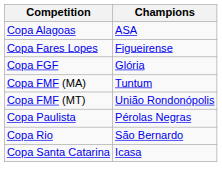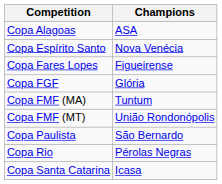+ row: (56, 48)
(153, 118) Pérolas Negras -> (149, 135) São Bernardo
(149, 135) São Bernardo -> (153, 153) Pérolas Negras
